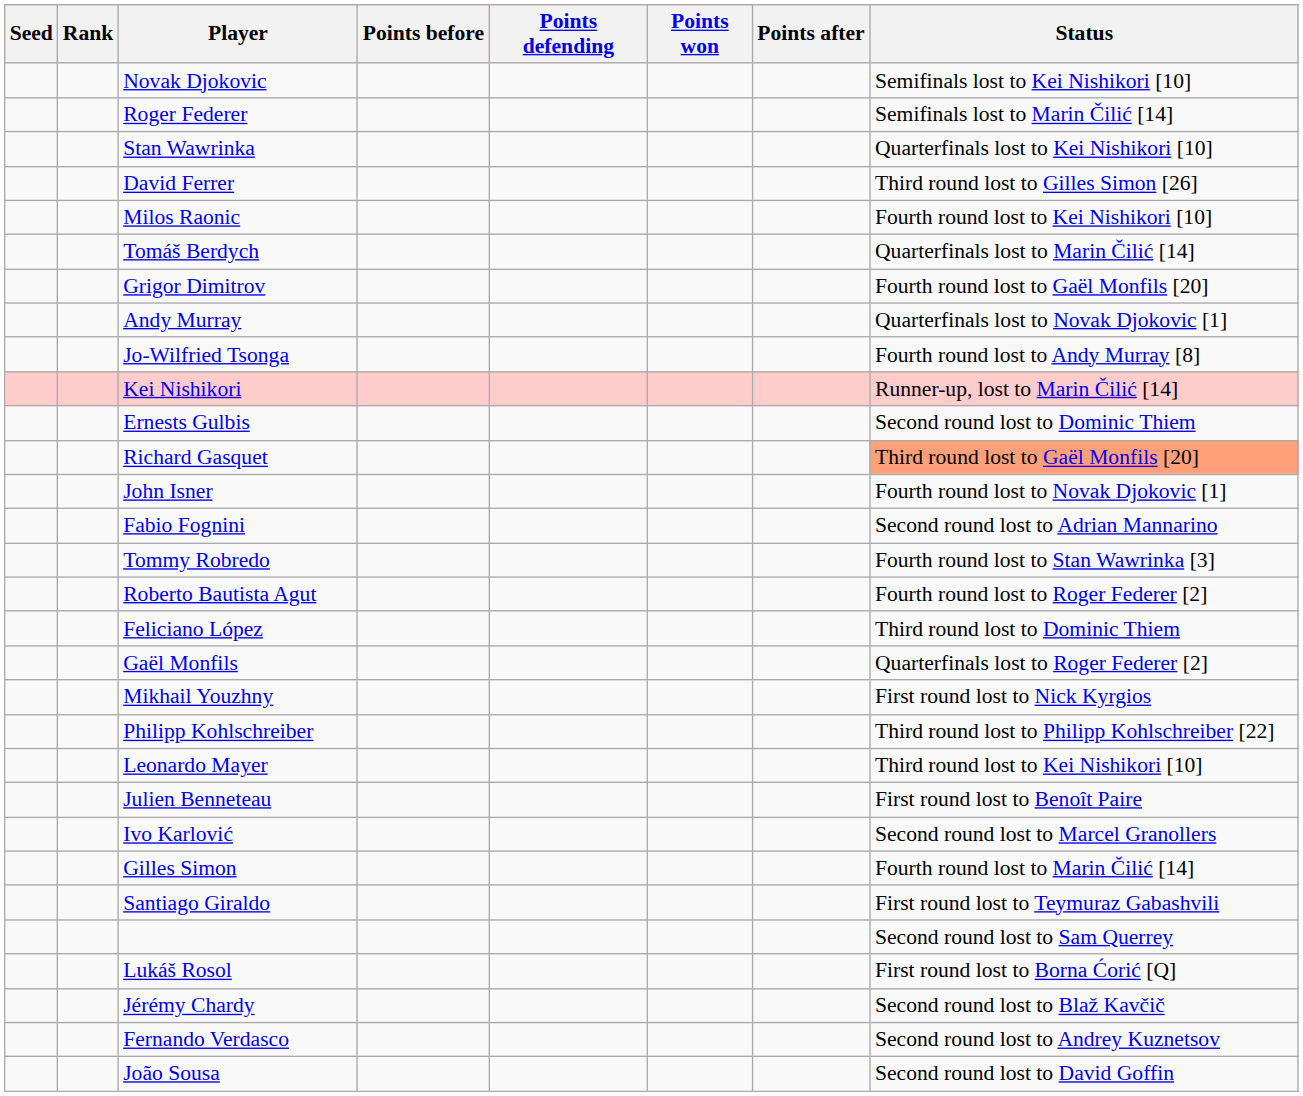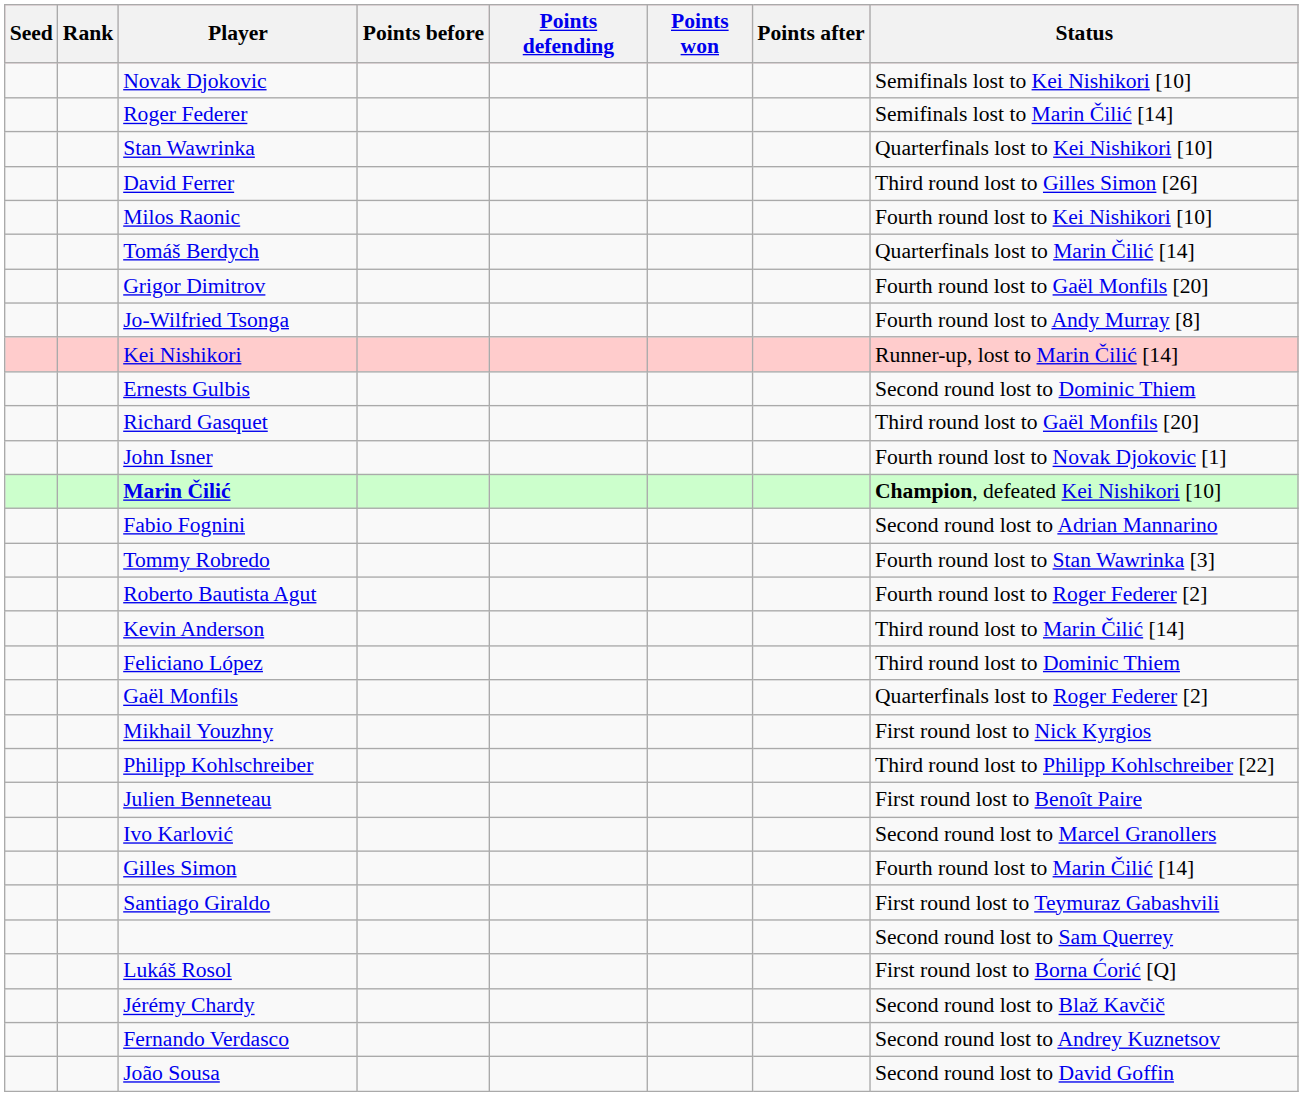- row: (182, 319)
(1037, 457) lightsalmon background -> (1037, 422) no background
+ row: (177, 491)
+ row: (194, 628)
- row: (195, 765)
